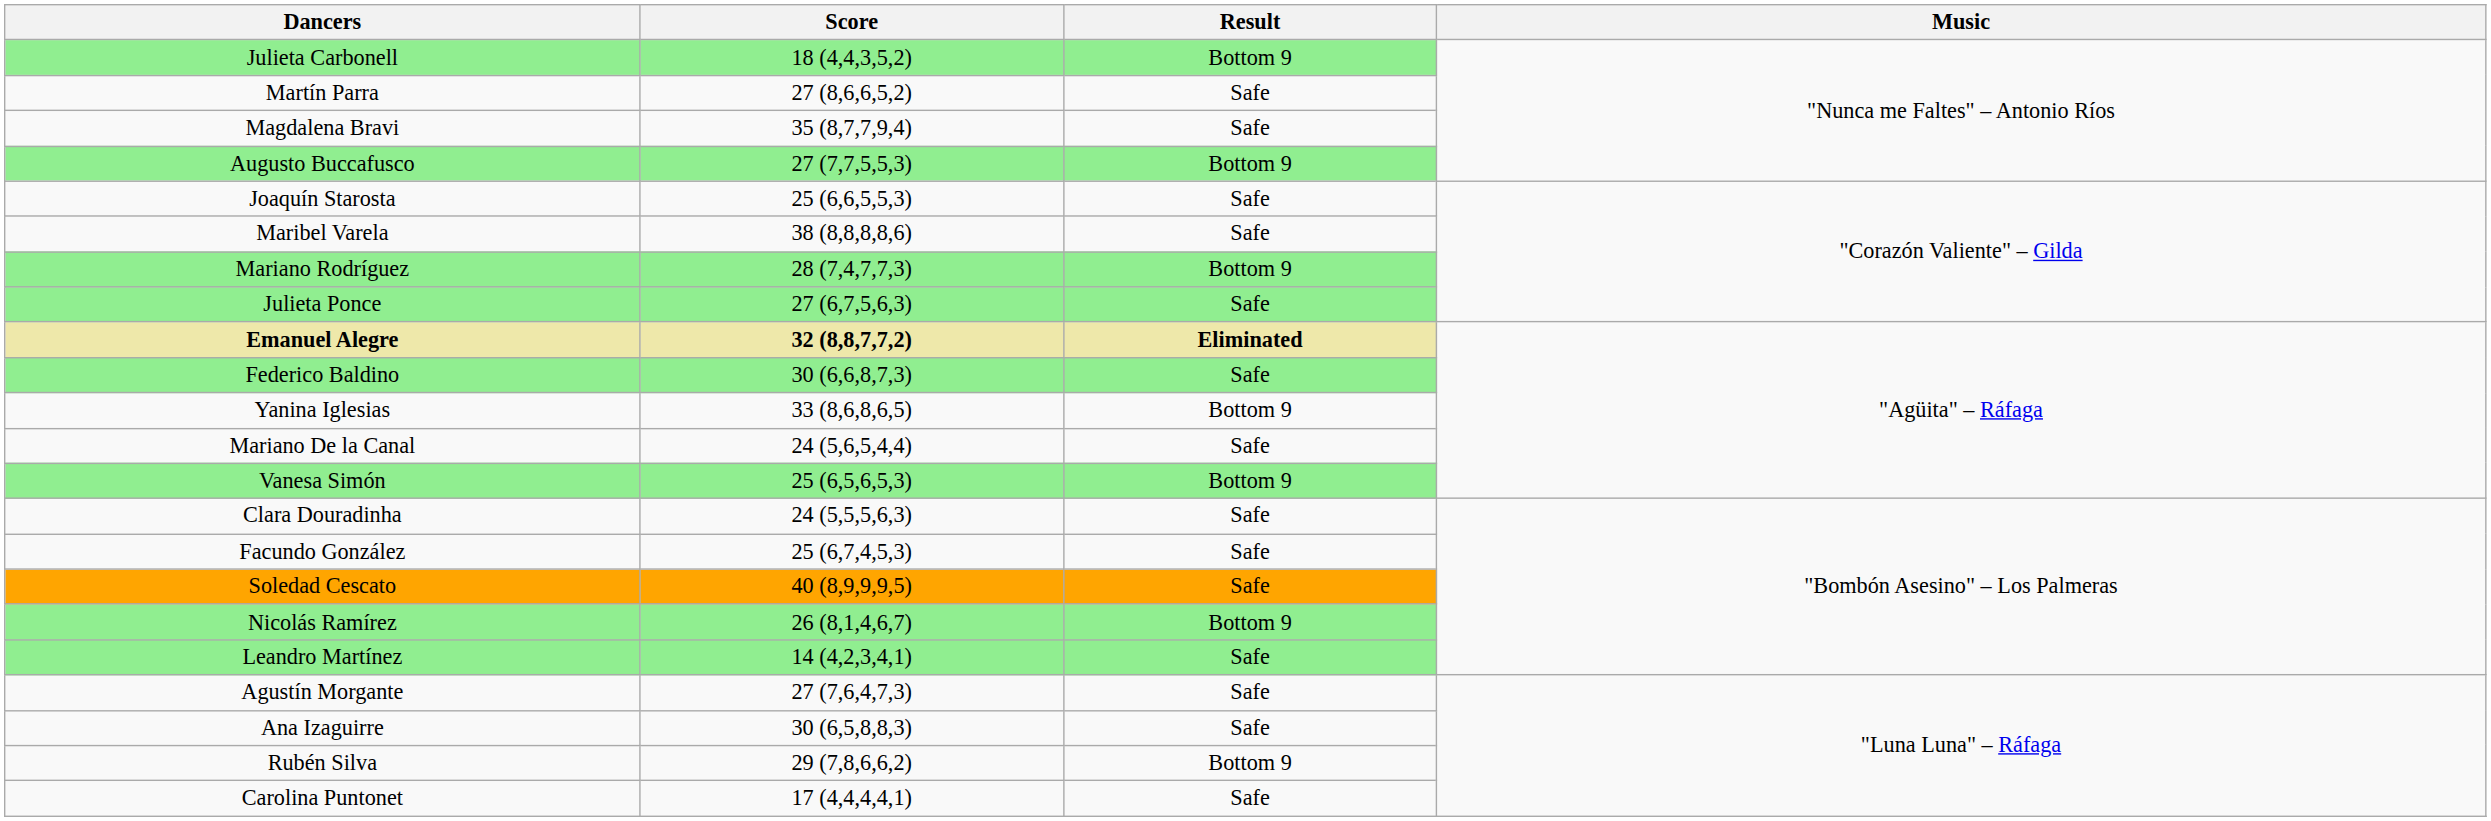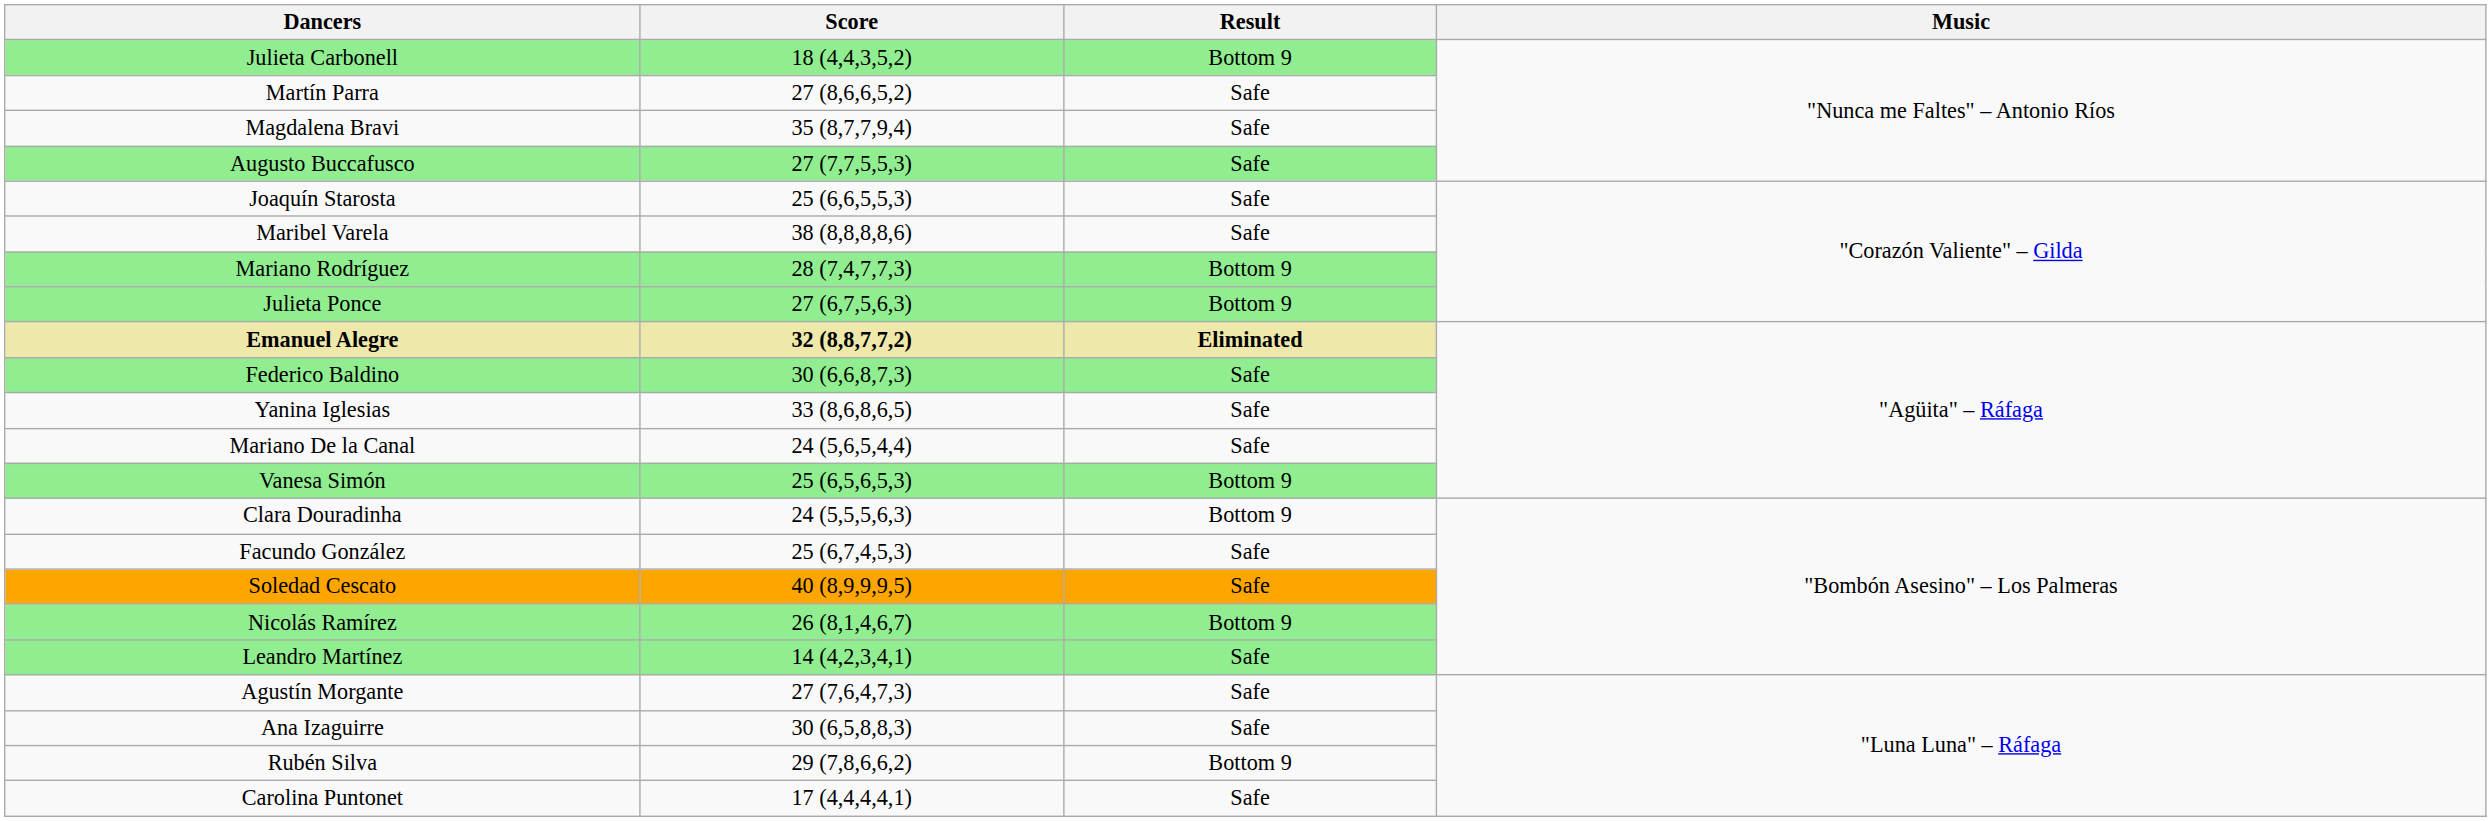(1250, 163) Bottom 9 -> (1250, 163) Safe
(1250, 304) Safe -> (1250, 304) Bottom 9
(1250, 410) Bottom 9 -> (1250, 410) Safe
(1250, 515) Safe -> (1250, 515) Bottom 9
